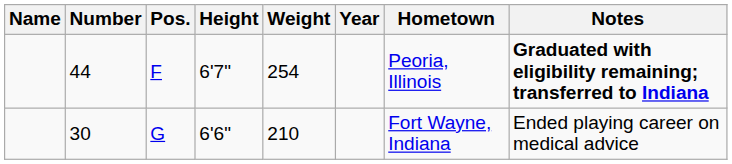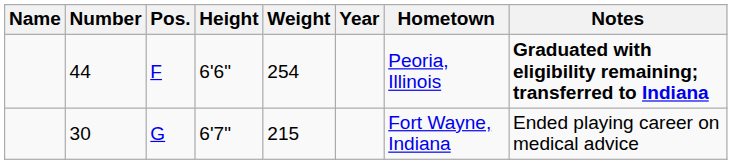(215, 71) 6'7" -> (215, 71) 6'6"
(215, 133) 6'6" -> (215, 133) 6'7"
(283, 133) 210 -> (283, 133) 215
